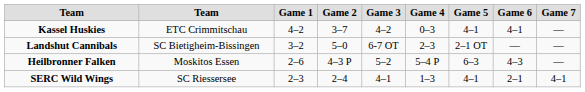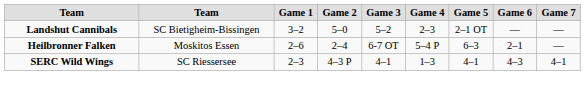- row: (72, 29)
(383, 45) 6-7 OT -> (383, 29) 5–2
(340, 62) 4–3 P -> (340, 45) 2–4
(383, 62) 5–2 -> (383, 45) 6-7 OT
(515, 62) 4–3 -> (515, 45) 2–1
(340, 78) 2–4 -> (340, 62) 4–3 P
(515, 78) 2–1 -> (515, 62) 4–3
